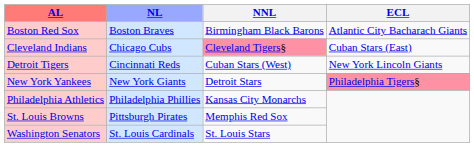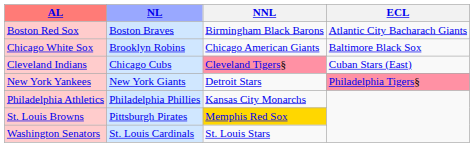+ row: (50, 47)
- row: (38, 64)
(246, 116) no background -> (246, 116) gold background
